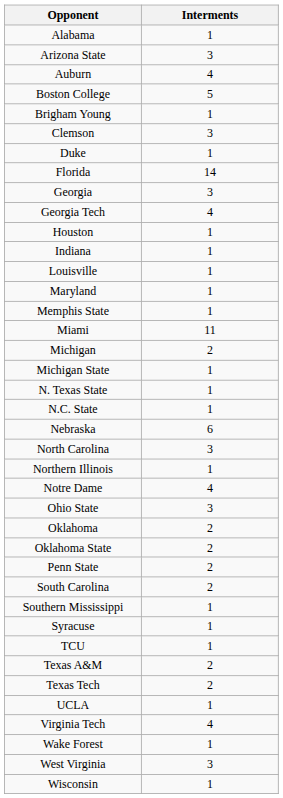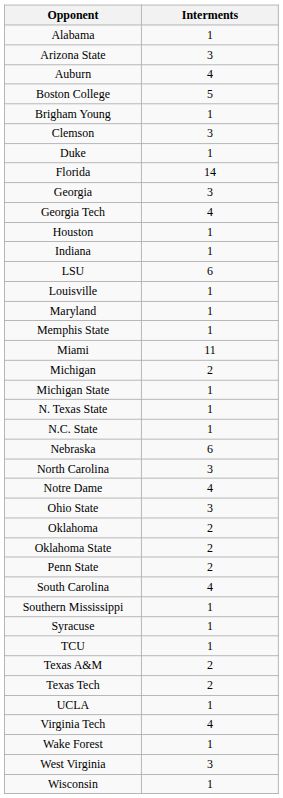+ row: (73, 271)
- row: (73, 468)
(210, 586) 2 -> (210, 586) 4
